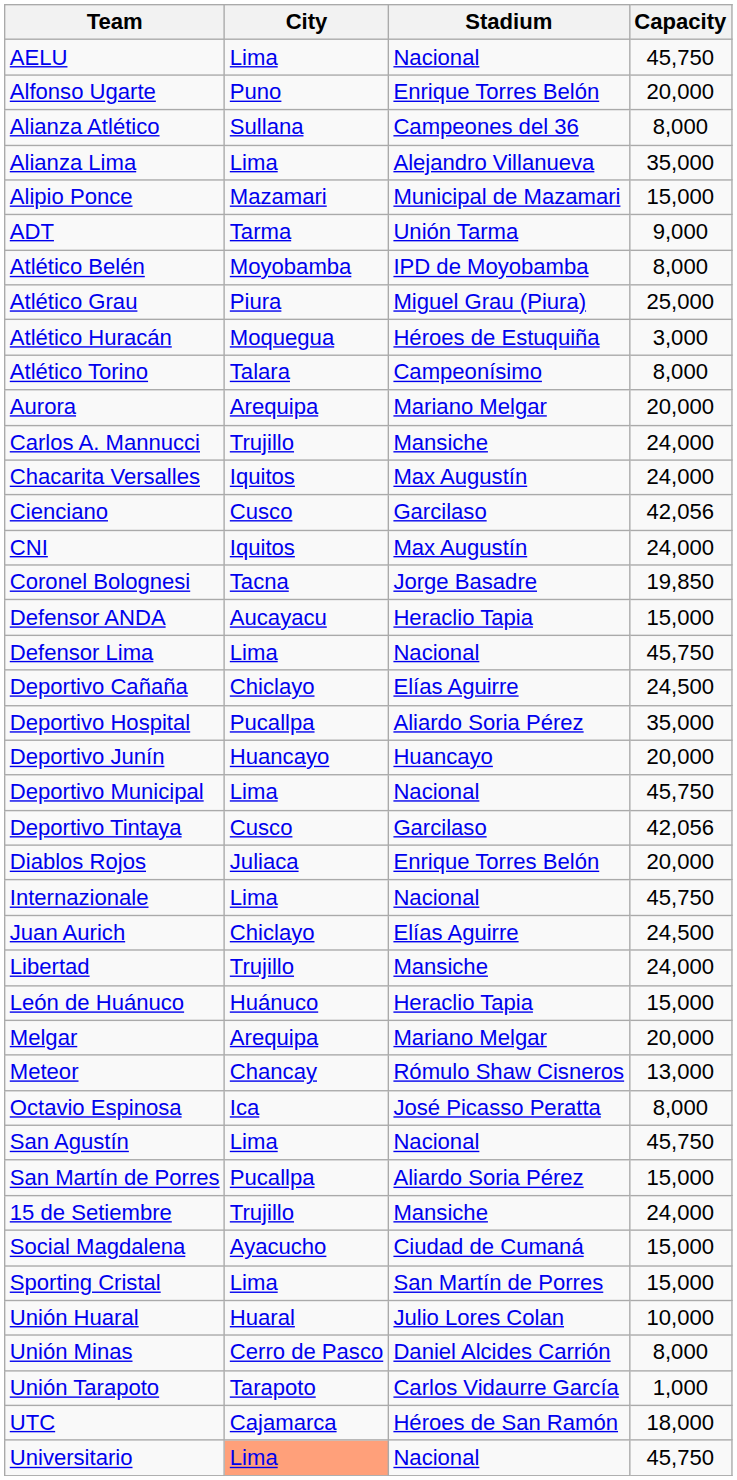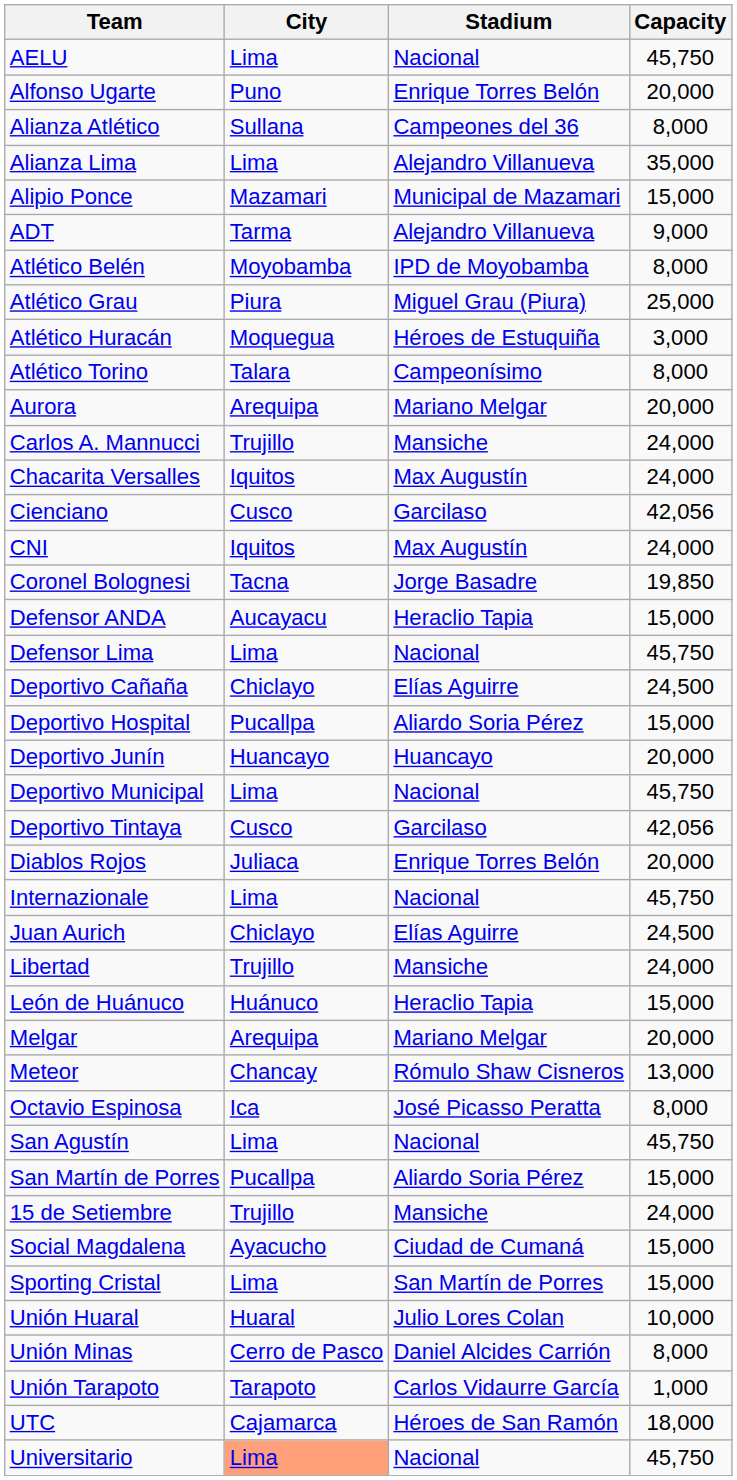(456, 232) Unión Tarma -> (494, 232) Alejandro Villanueva
(680, 722) 35,000 -> (680, 722) 15,000
